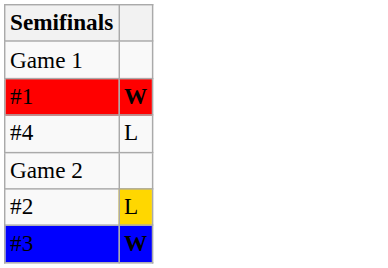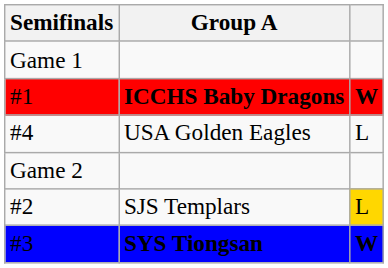+ column: (234, 22)
